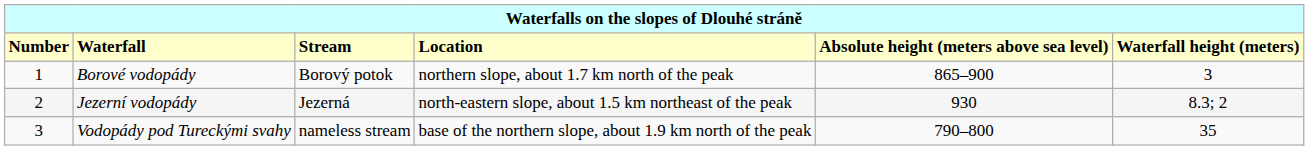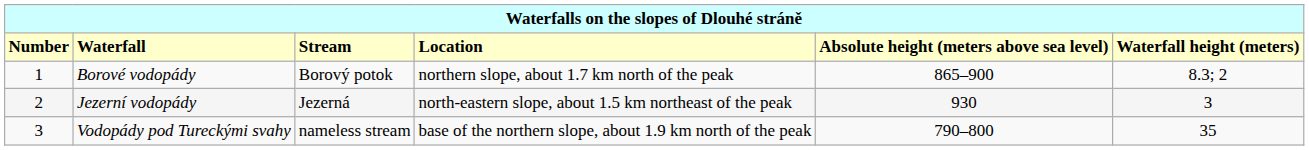(1208, 74) 3 -> (1208, 74) 8.3; 2
(1208, 102) 8.3; 2 -> (1208, 102) 3
